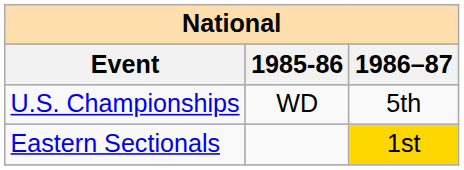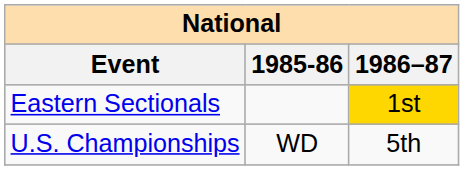rows swapped: (125, 104) <-> (115, 143)
